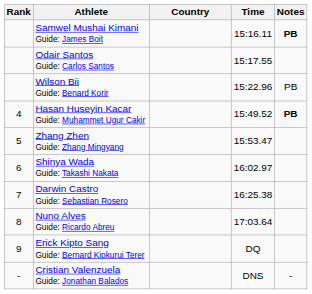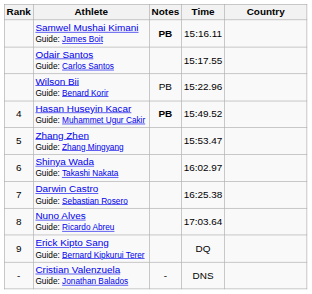columns swapped: (190, 12) <-> (291, 12)
